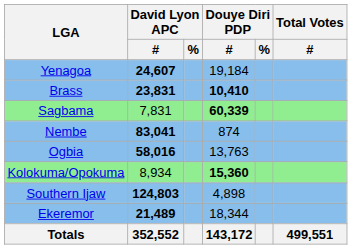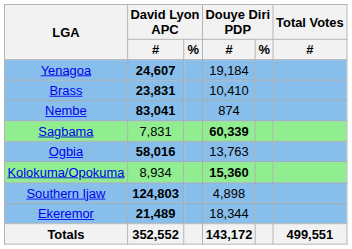(229, 91) bold -> (229, 91) normal
rows swapped: (66, 132) <-> (66, 111)
